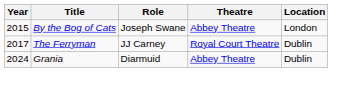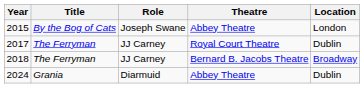+ row: (18, 59)
